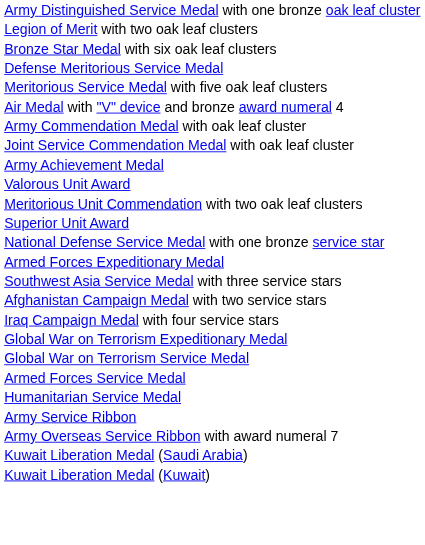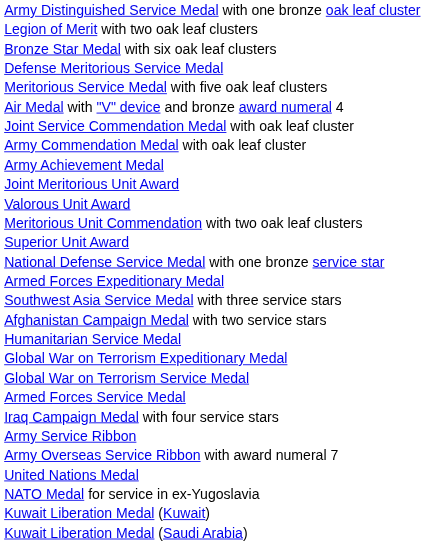rows swapped: (179, 146) <-> (155, 126)
+ row: (92, 184)
rows swapped: (141, 320) <-> (93, 397)
+ row: (71, 475)
+ row: (132, 494)
rows swapped: (126, 455) <-> (107, 475)
